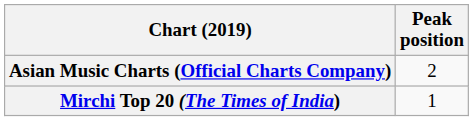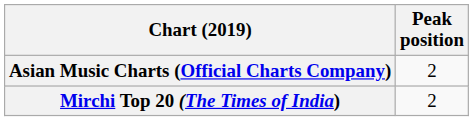(432, 100) 1 -> (432, 100) 2
